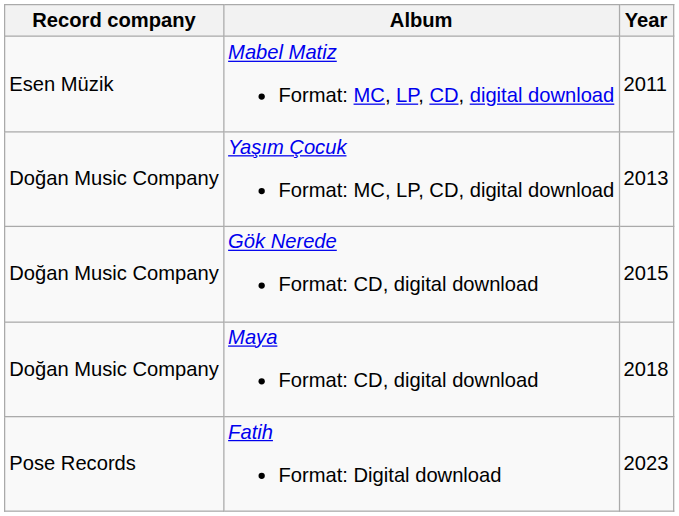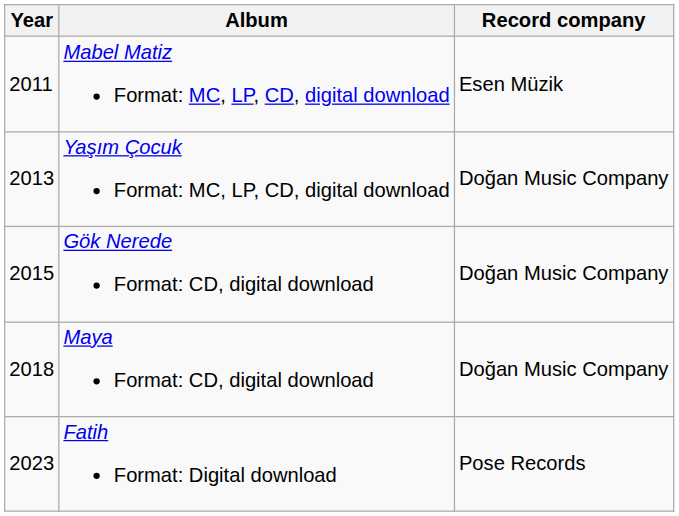columns swapped: (646, 20) <-> (114, 20)
